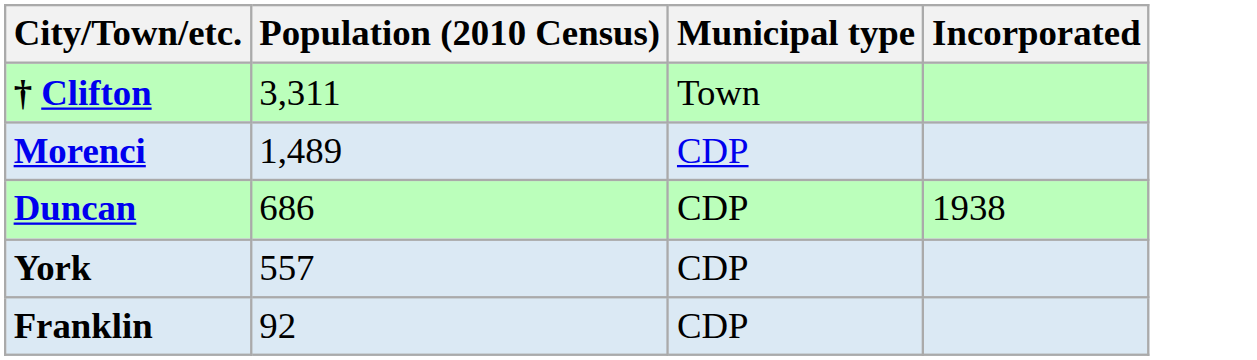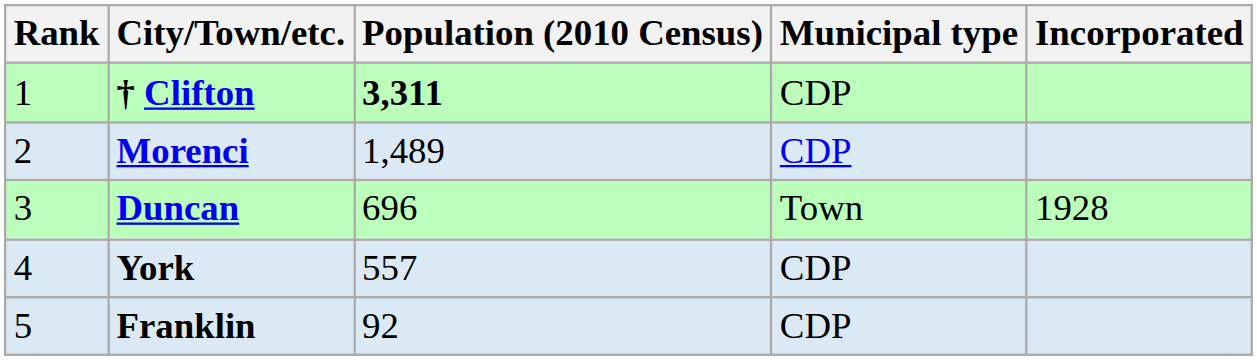+ column: (57, 33)
(300, 92) normal -> (403, 92) bold
(719, 92) Town -> (816, 92) CDP
(287, 208) 686 -> (390, 208) 696
(713, 208) CDP -> (822, 208) Town
(969, 208) 1938 -> (1072, 208) 1928
